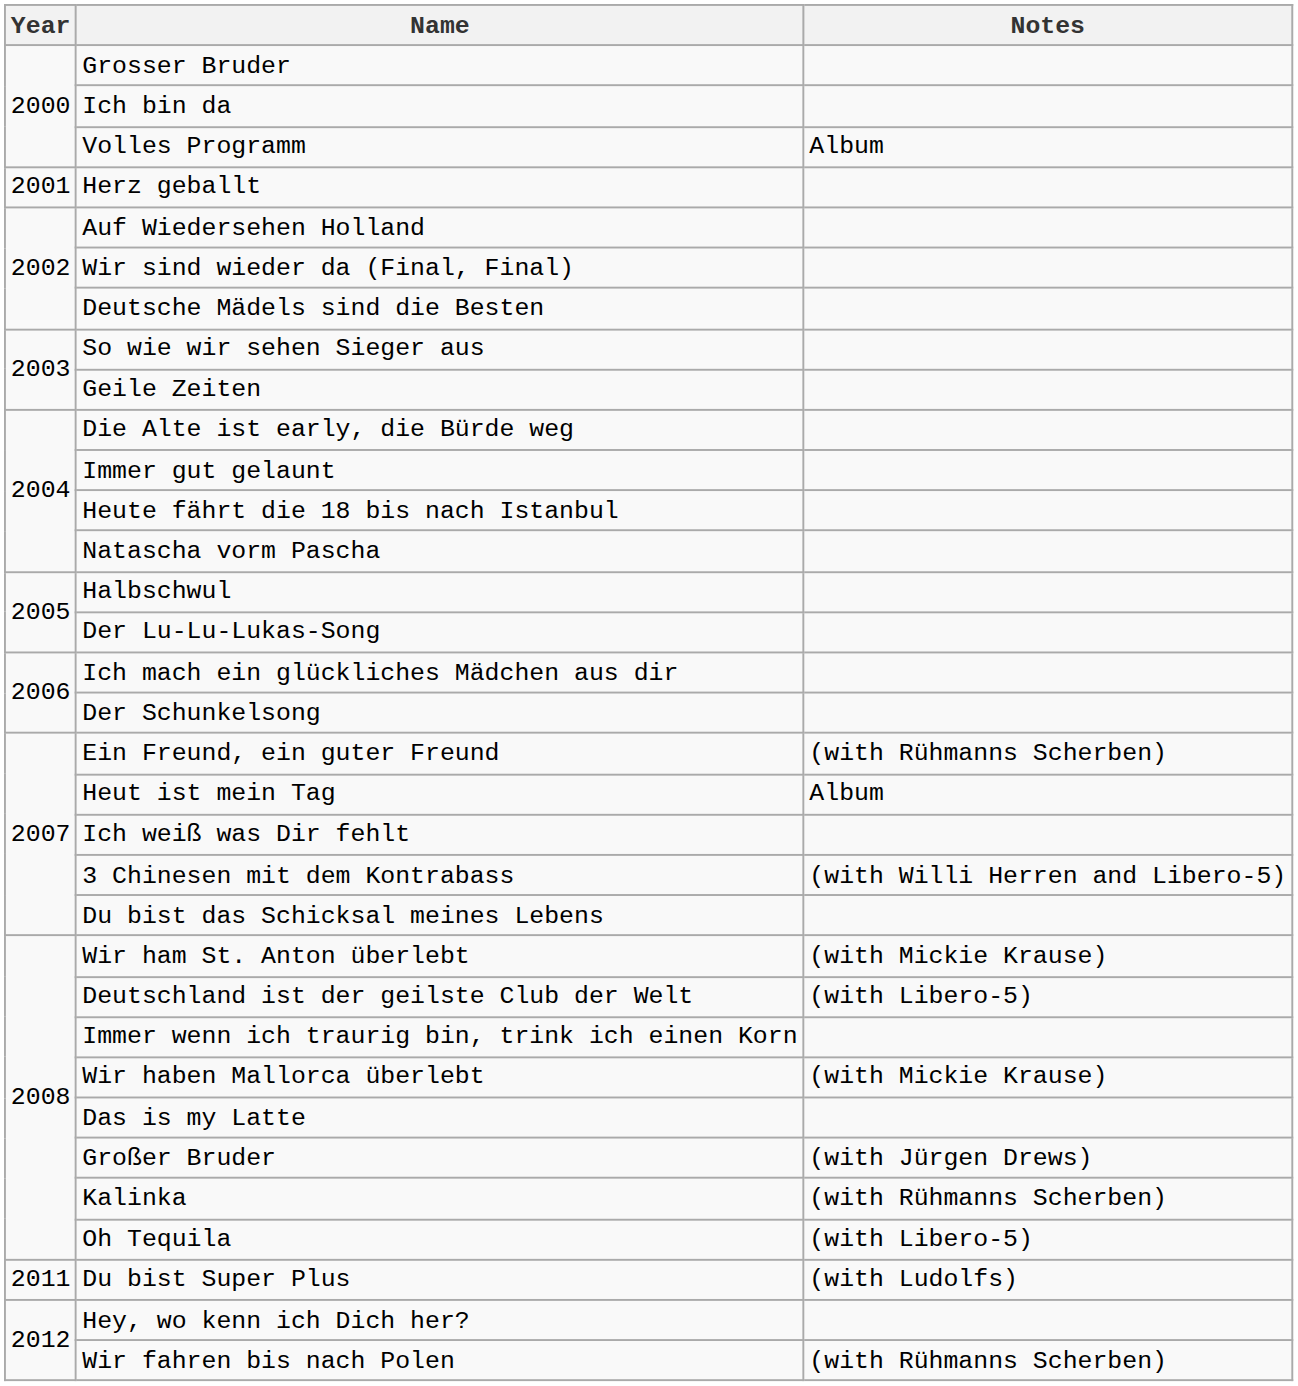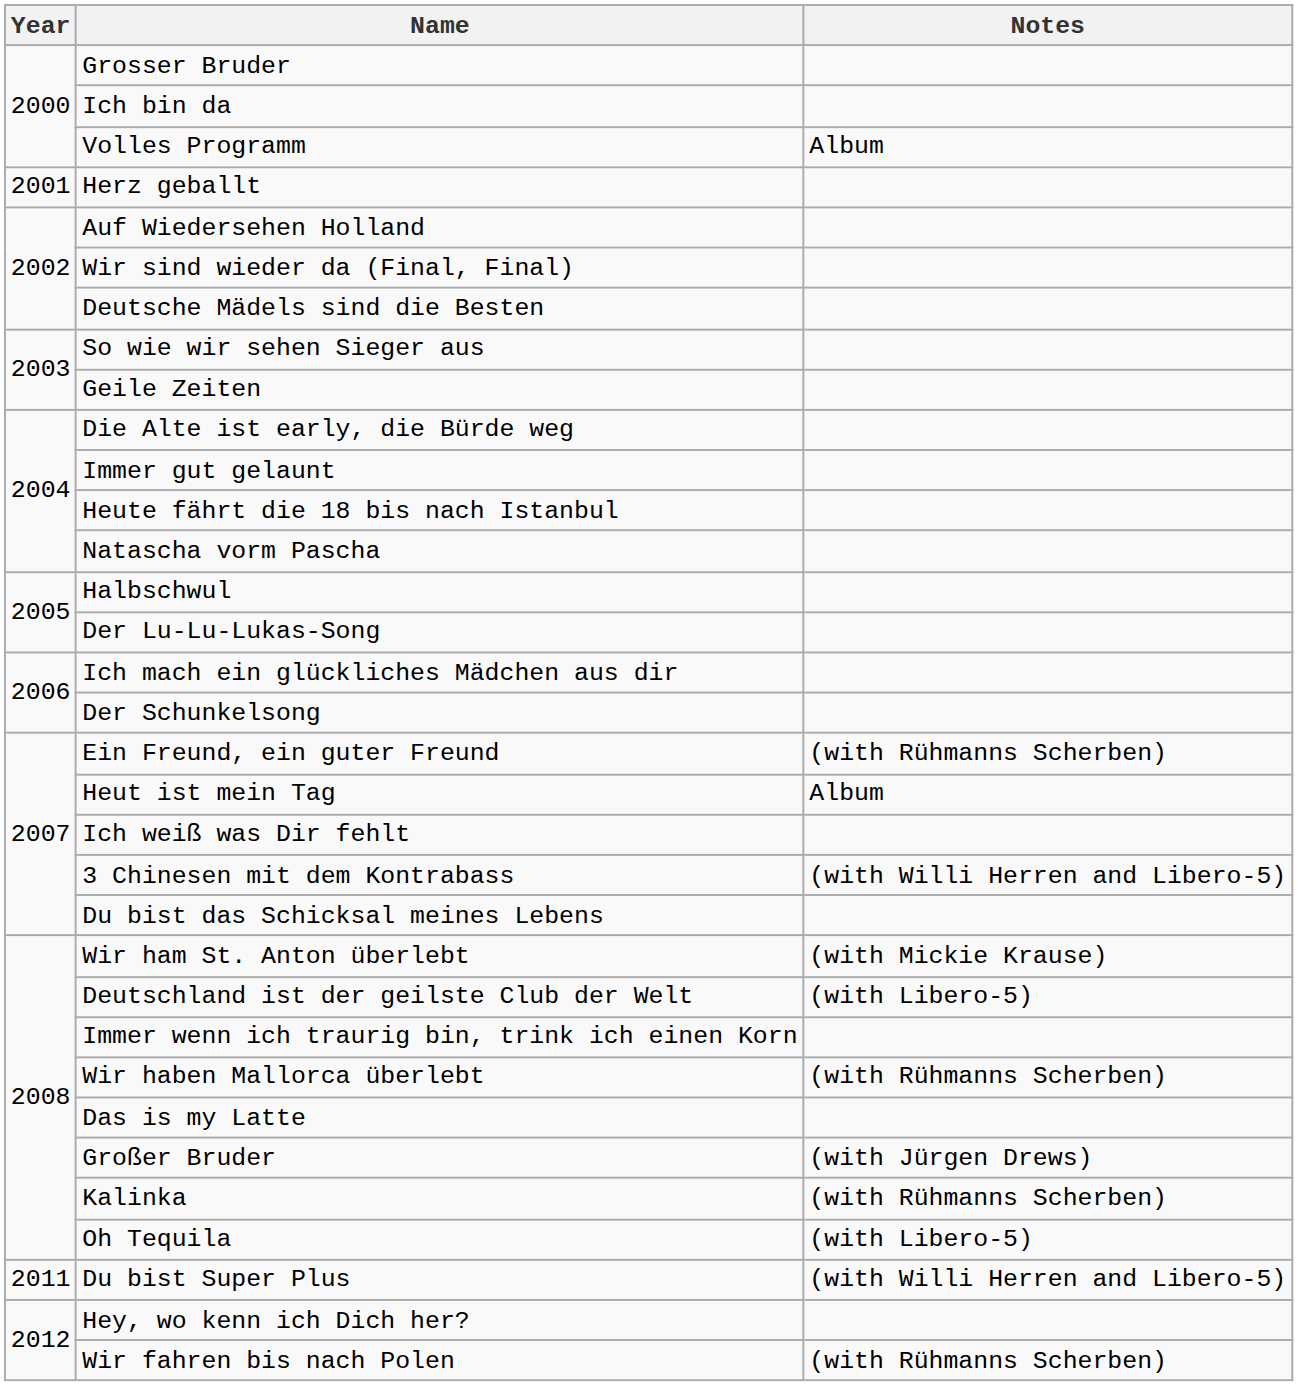(958, 1077) (with Mickie Krause) -> (988, 1077) (with Rühmanns Scherben)
(914, 1280) (with Ludolfs) -> (1048, 1280) (with Willi Herren and Libero-5)
